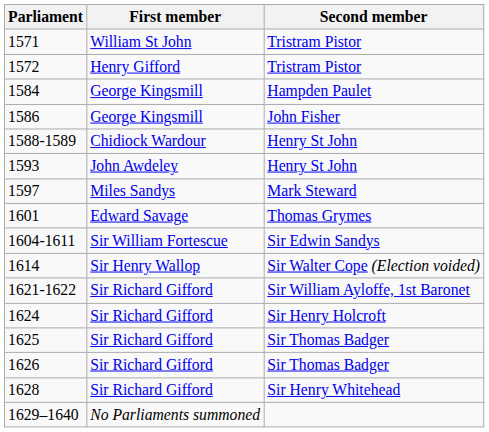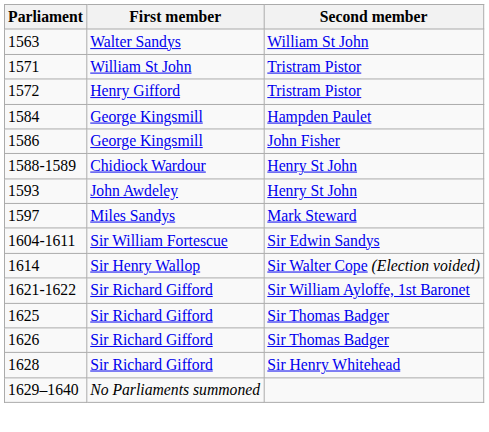+ row: (24, 41)
- row: (24, 215)
- row: (24, 315)
